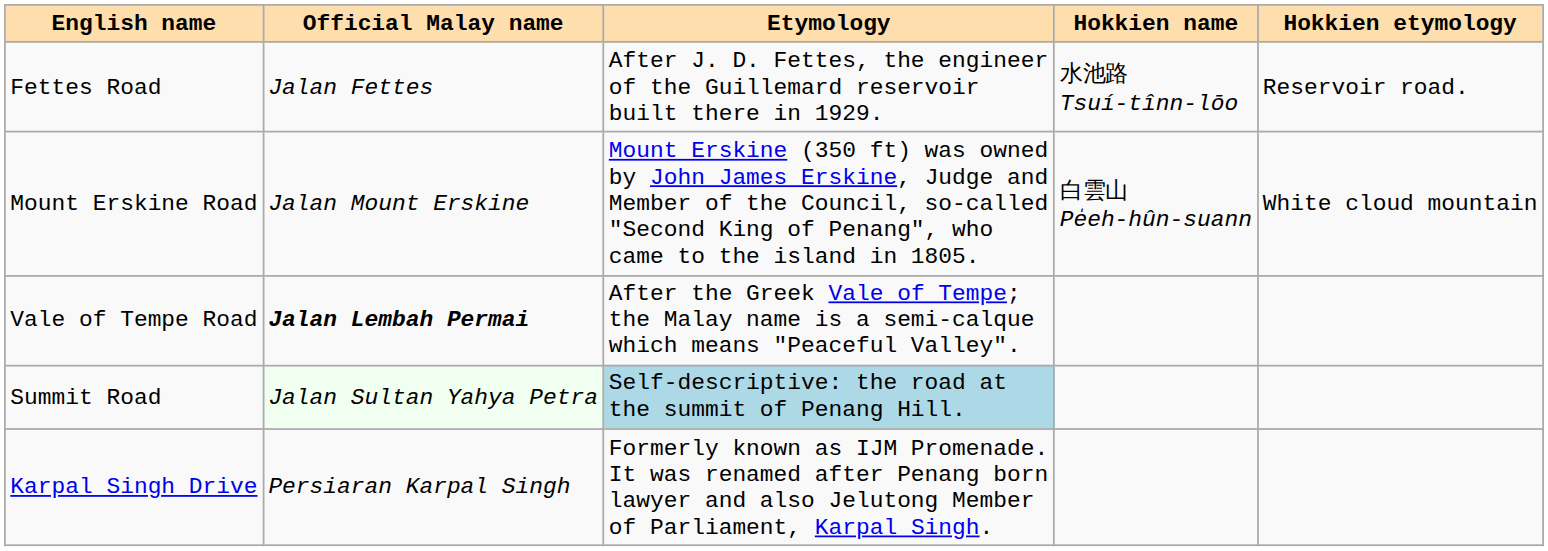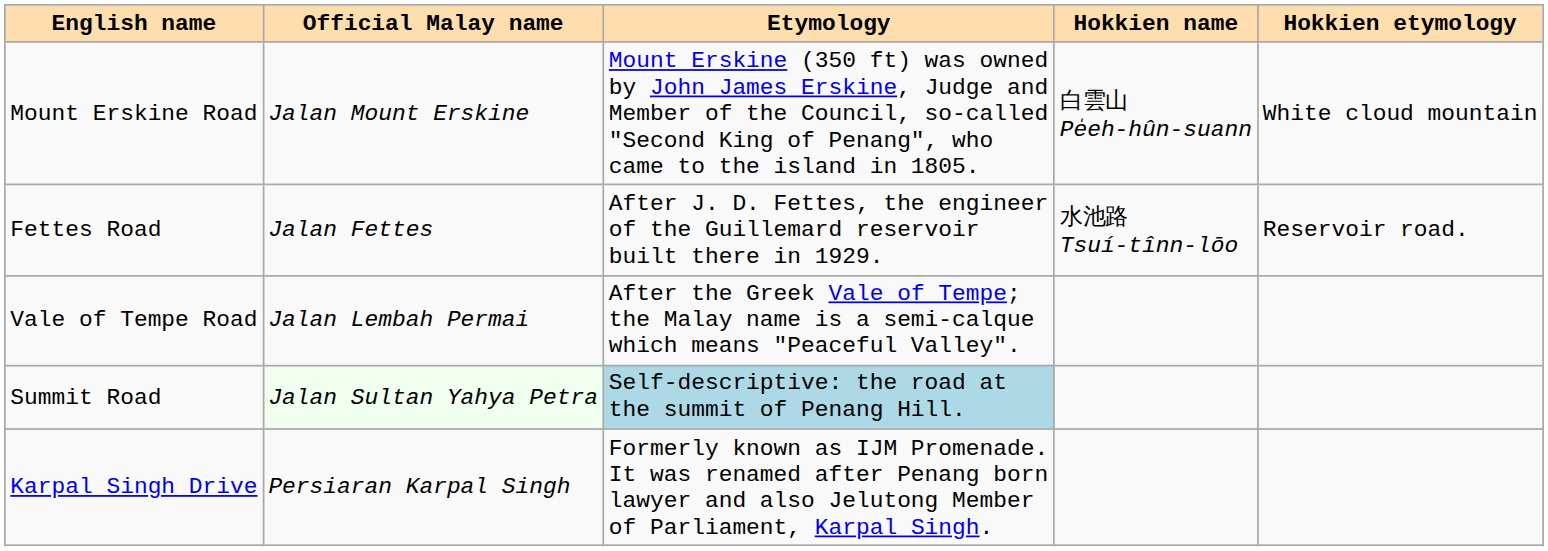rows swapped: (86, 87) <-> (134, 204)
(399, 320) bold -> (399, 320) normal
